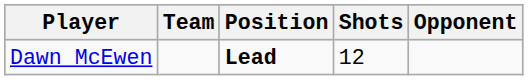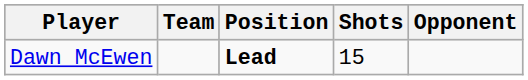(352, 58) 12 -> (352, 58) 15
